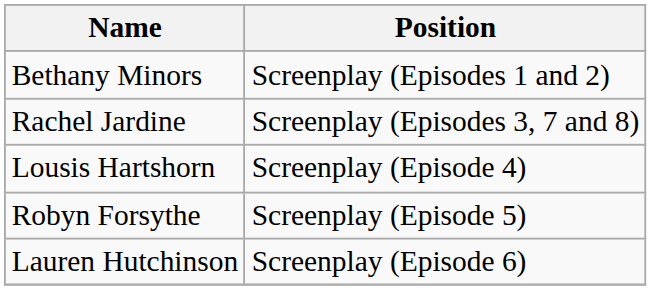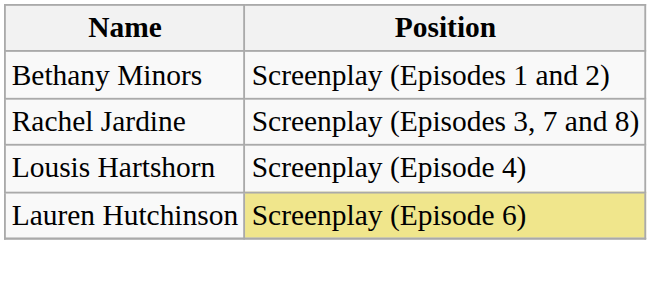- row: (106, 214)
(389, 261) no background -> (389, 214) khaki background
